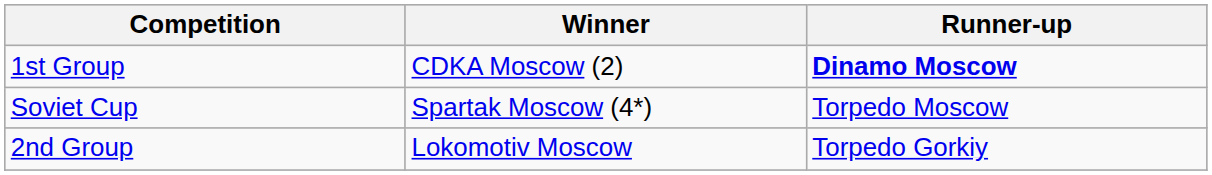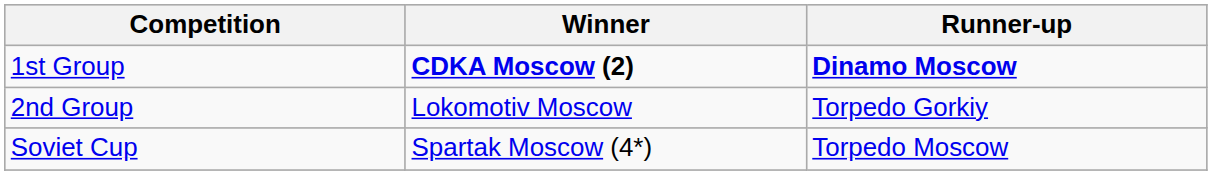(517, 66) normal -> (523, 66) bold
rows swapped: (72, 148) <-> (74, 107)
